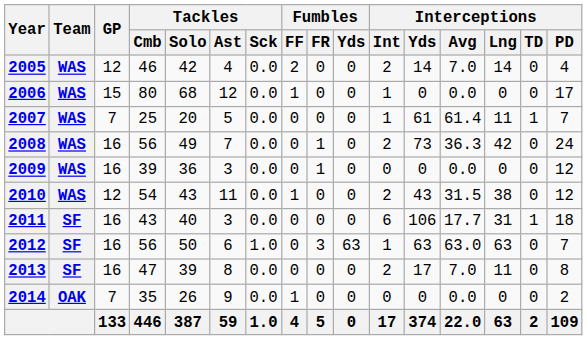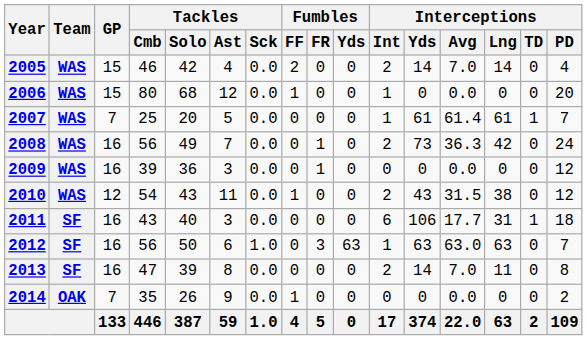(112, 68) 12 -> (112, 68) 15
(564, 94) 17 -> (564, 94) 20
(503, 119) 11 -> (503, 119) 61
(422, 272) 17 -> (422, 272) 14
